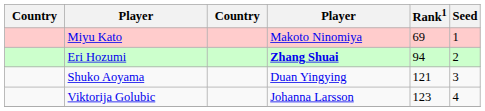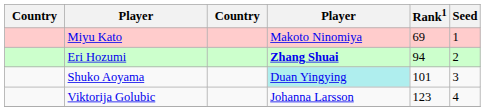(308, 77) no background -> (308, 77) paleturquoise background
(422, 77) 121 -> (422, 77) 101
